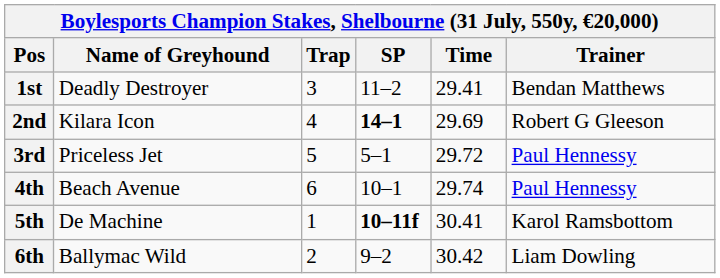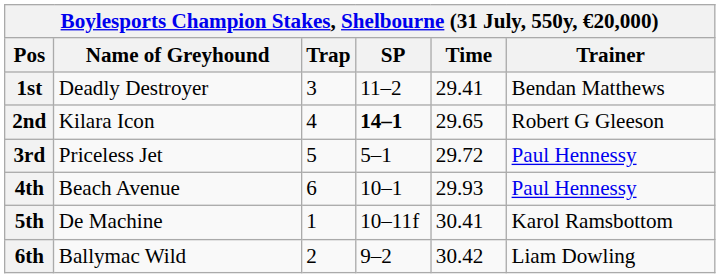(460, 121) 29.69 -> (460, 121) 29.65
(460, 188) 29.74 -> (460, 188) 29.93
(389, 222) bold -> (390, 222) normal
